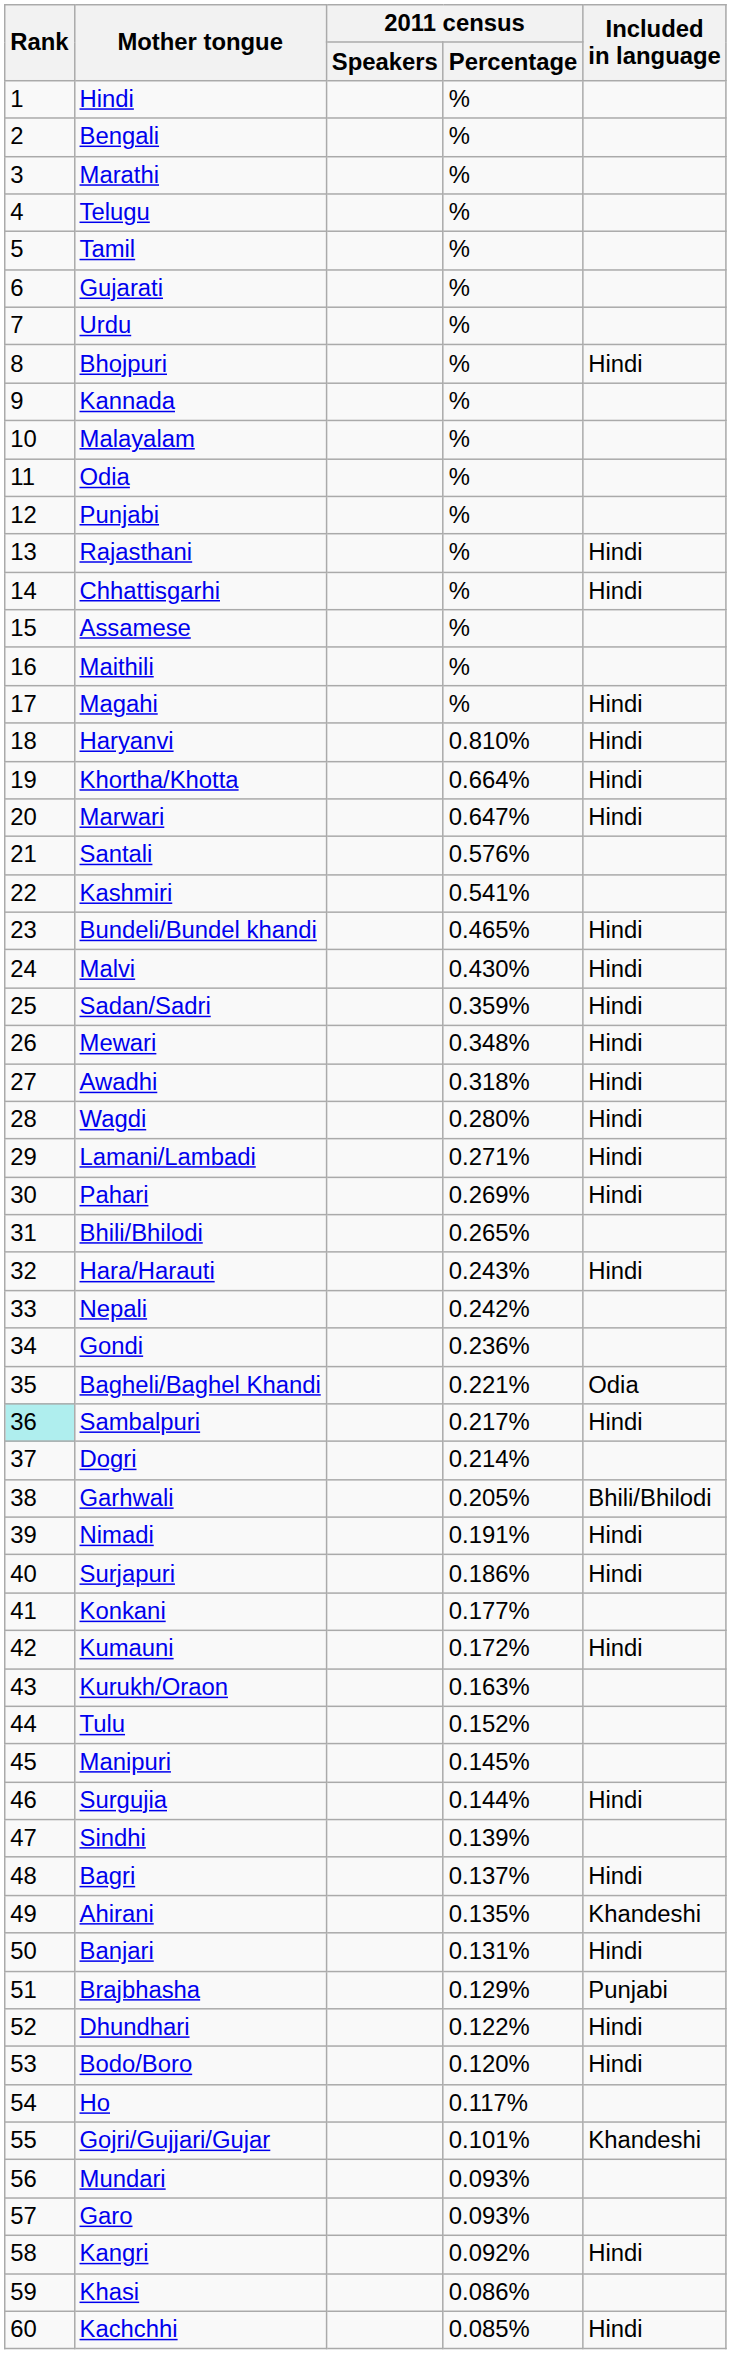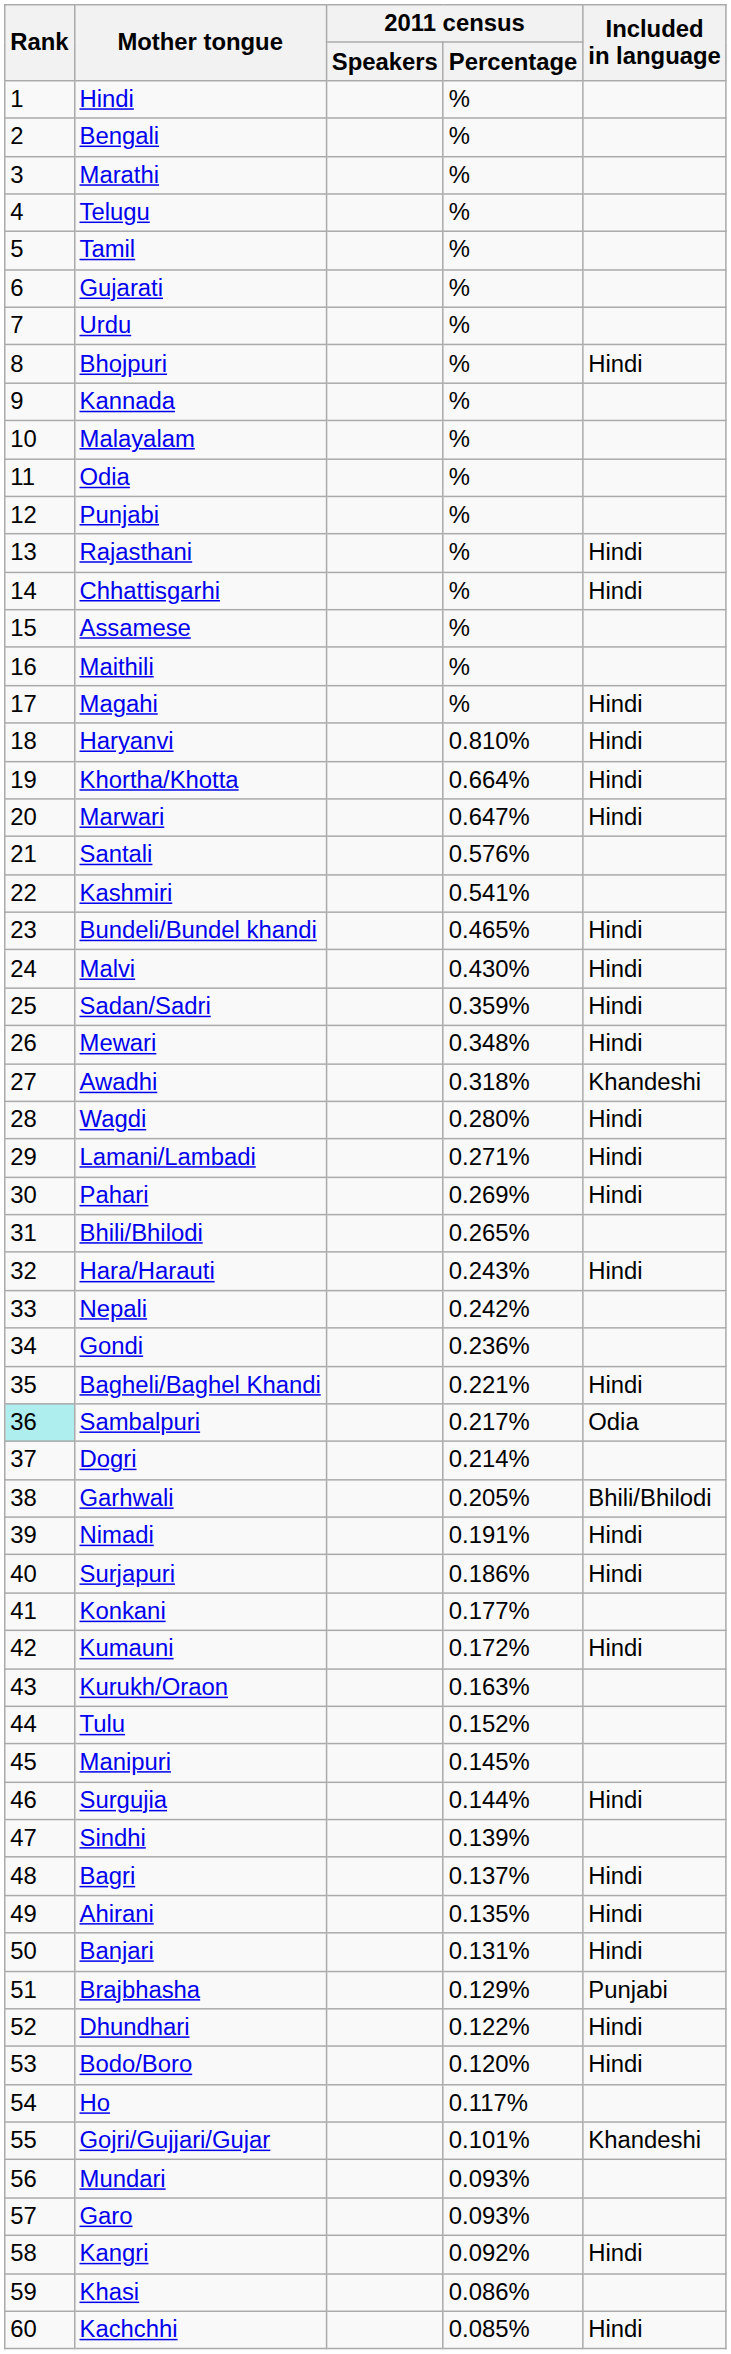(615, 1082) Hindi -> (645, 1082) Khandeshi
(613, 1384) Odia -> (615, 1384) Hindi
(615, 1422) Hindi -> (613, 1422) Odia
(645, 1913) Khandeshi -> (615, 1913) Hindi
